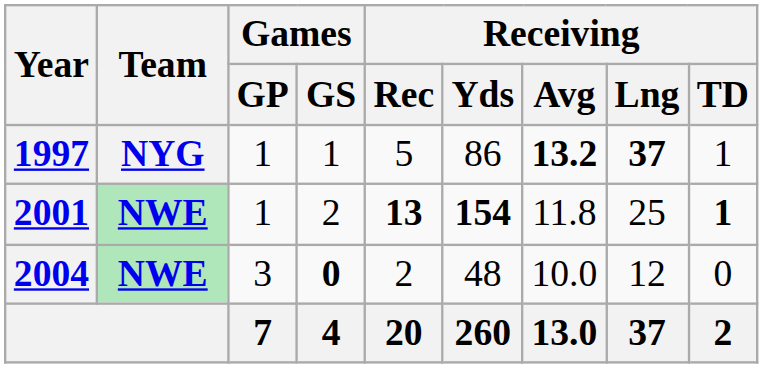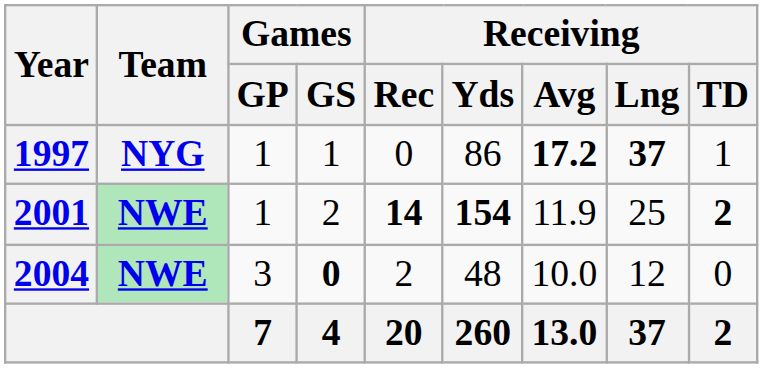(404, 153) 5 -> (404, 153) 0
(564, 153) 13.2 -> (564, 153) 17.2
(404, 213) 13 -> (404, 213) 14
(564, 213) 11.8 -> (564, 213) 11.9
(723, 213) 1 -> (723, 213) 2
